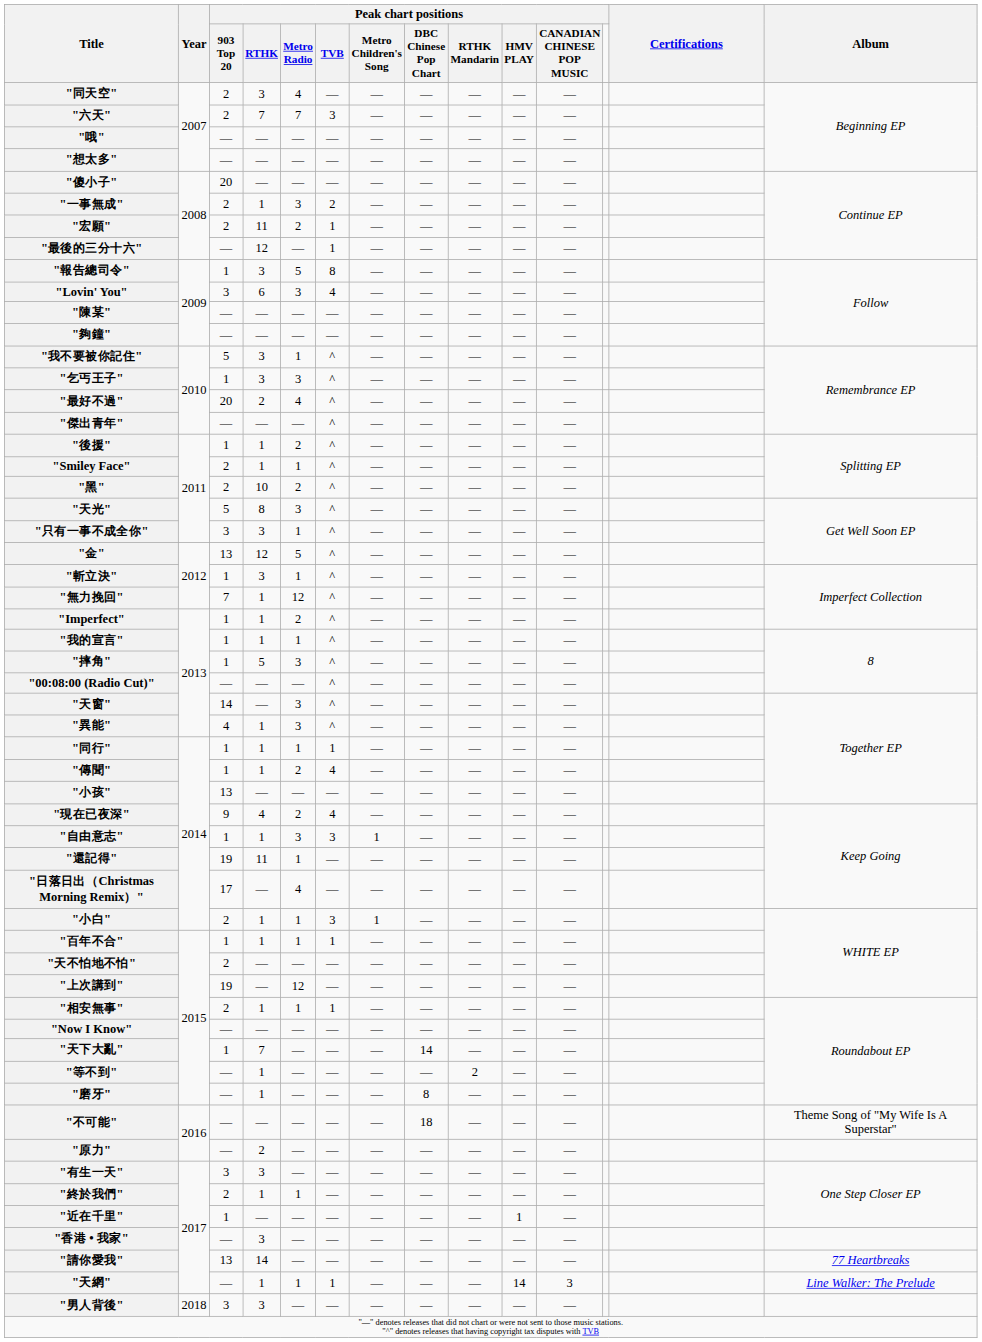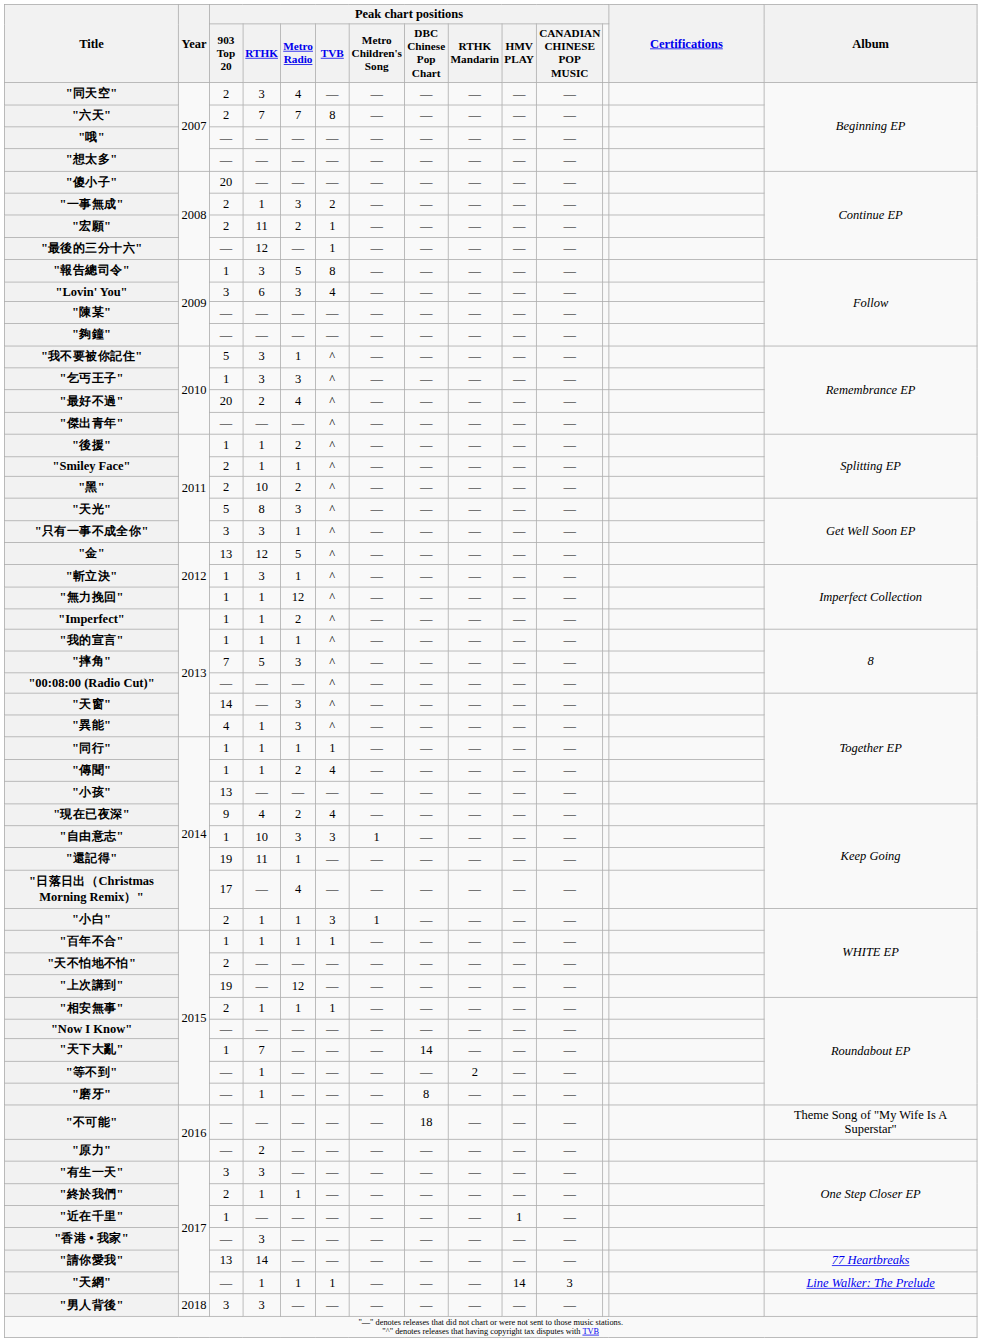(332, 115) 3 -> (332, 115) 8
(226, 598) 7 -> (226, 598) 1
(226, 662) 1 -> (226, 662) 7
(262, 836) 1 -> (262, 836) 10
